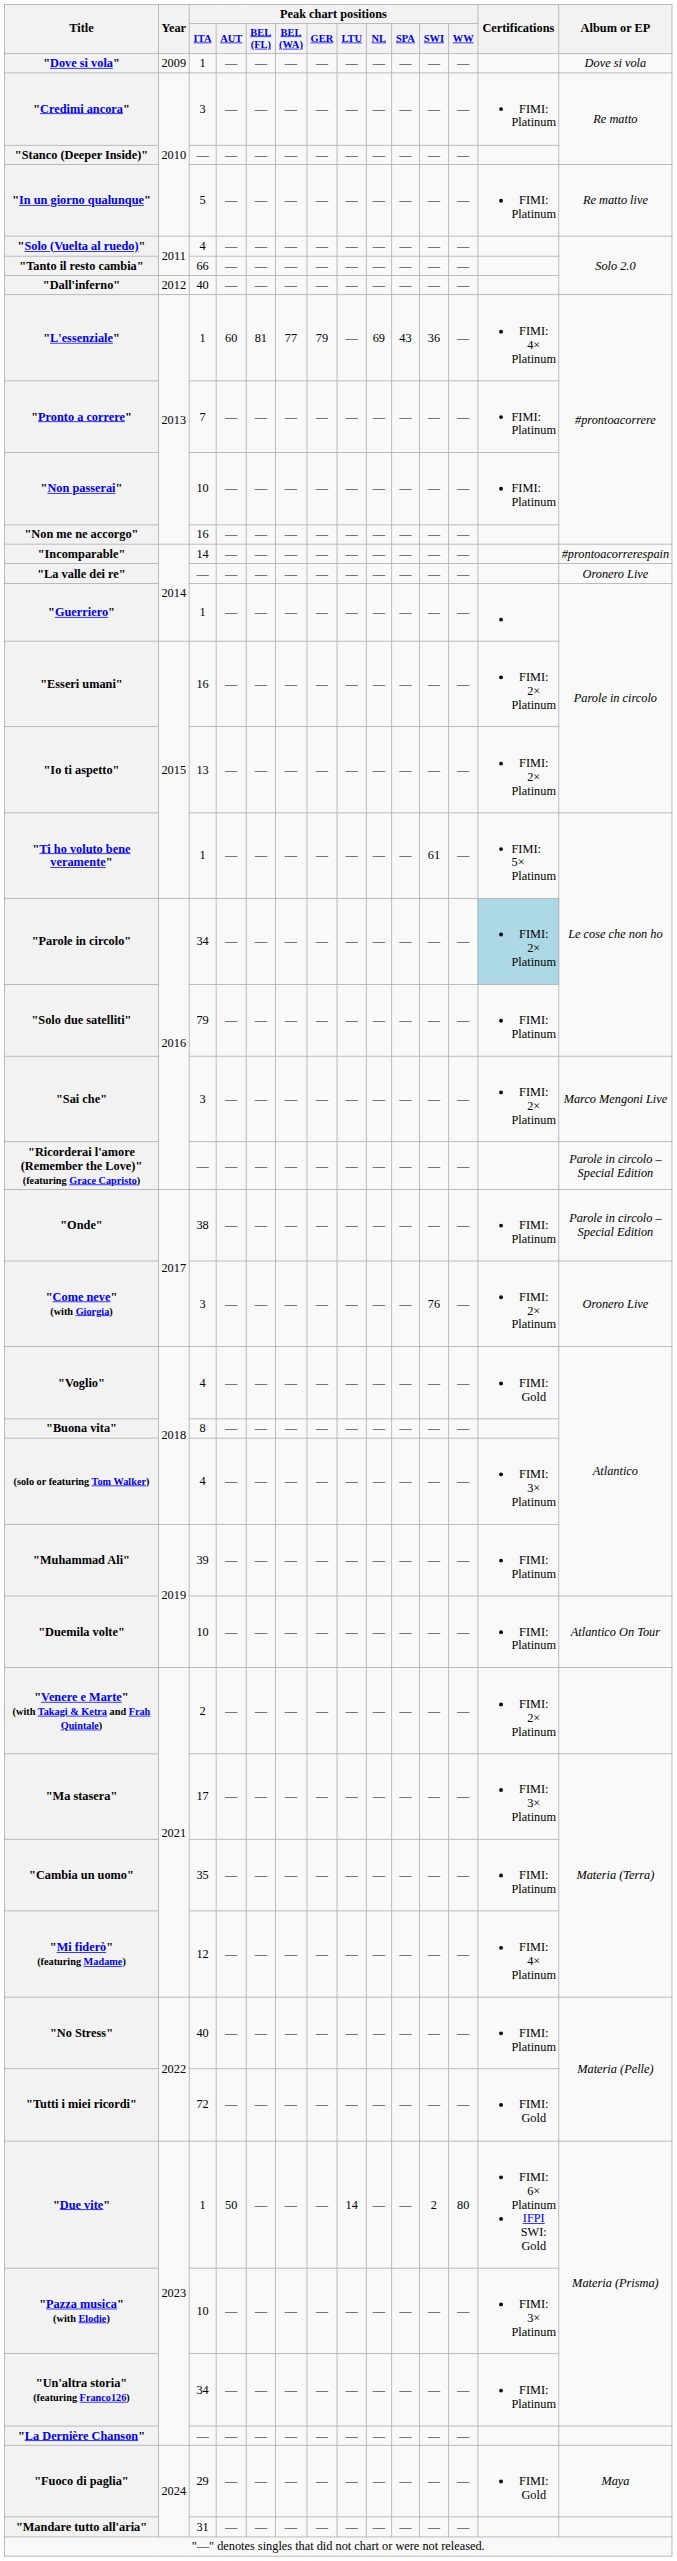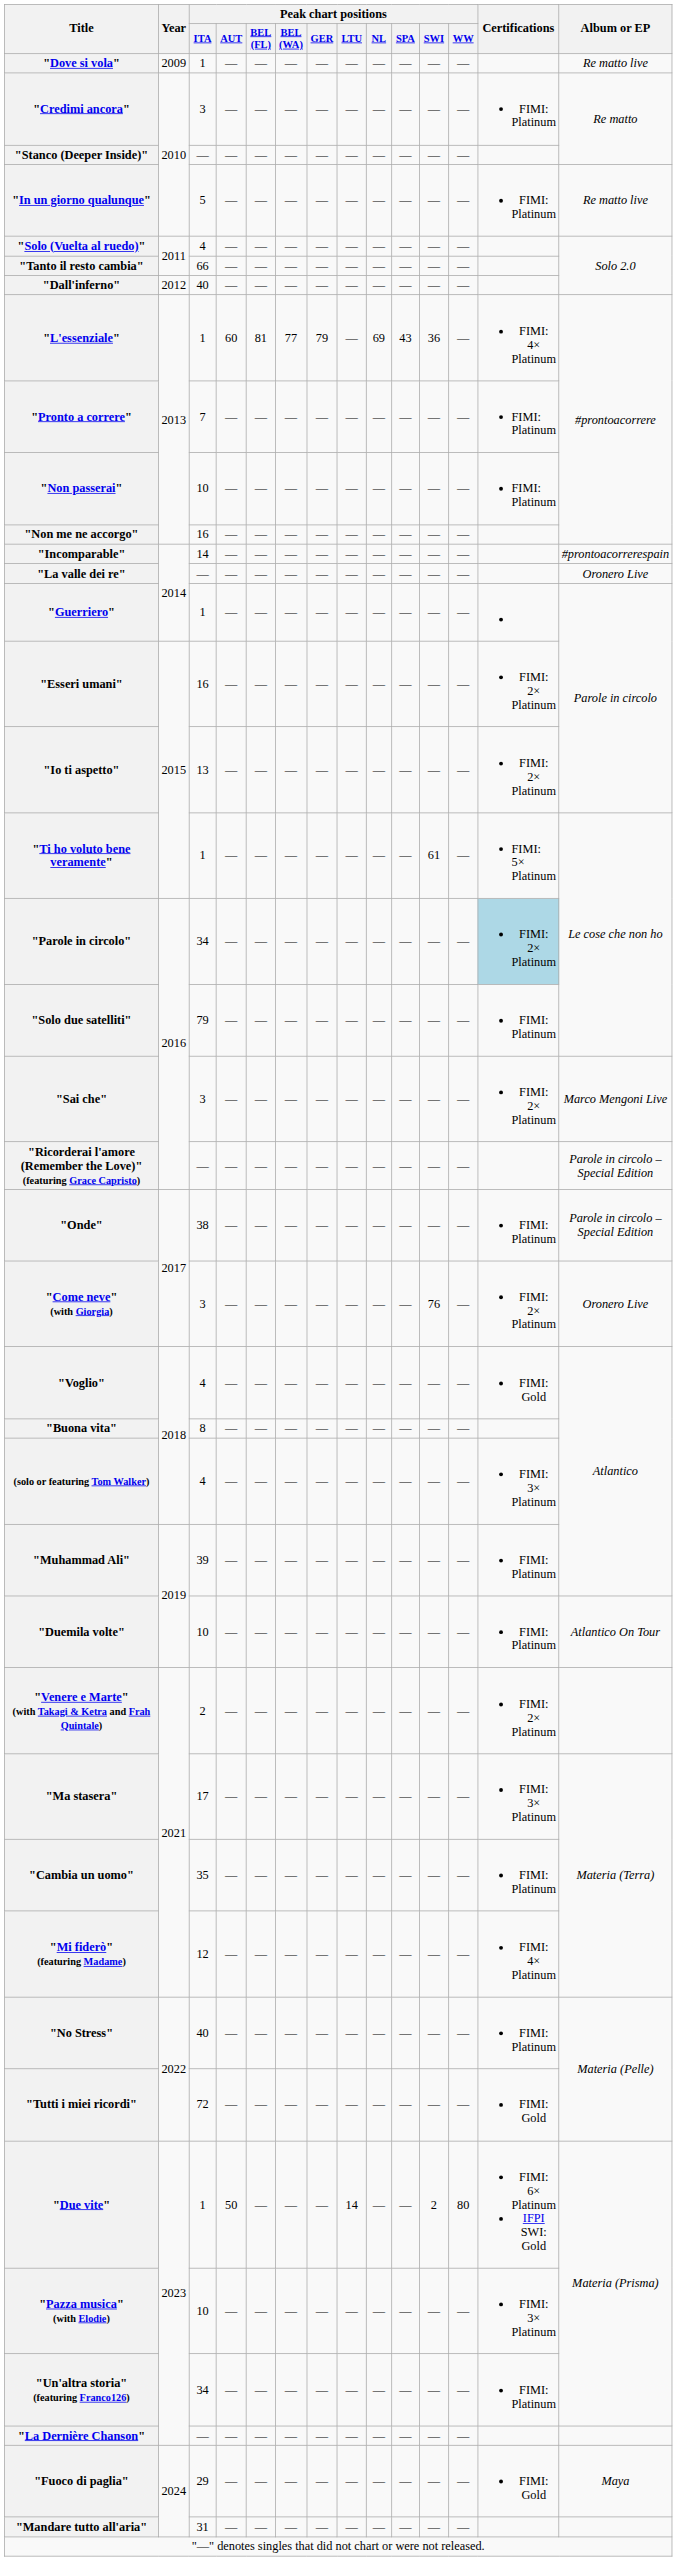(615, 63) Dove si vola -> (615, 63) Re matto live
